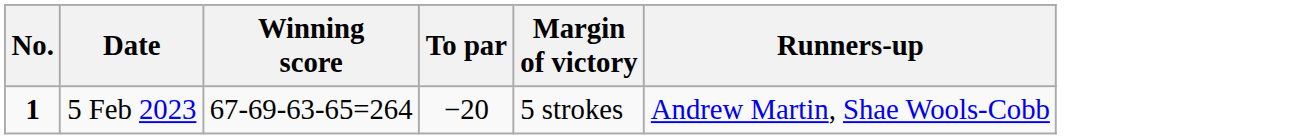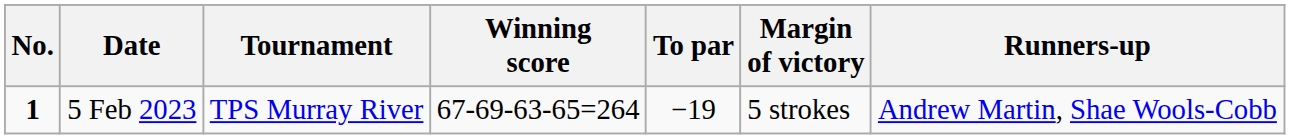+ column: (317, 45)
(466, 109) −20 -> (693, 109) −19
